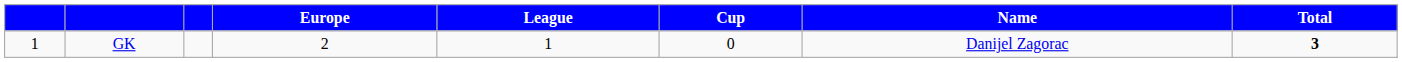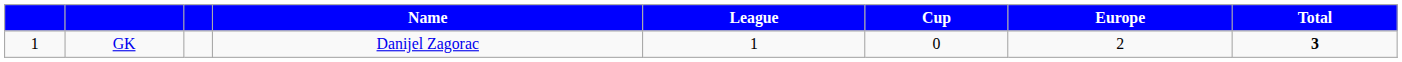columns swapped: (1017, 17) <-> (325, 17)
